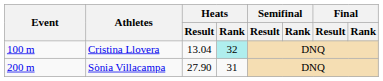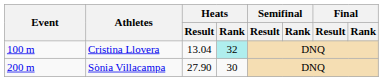(232, 68) 31 -> (232, 68) 30
